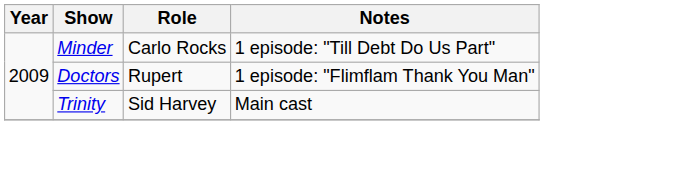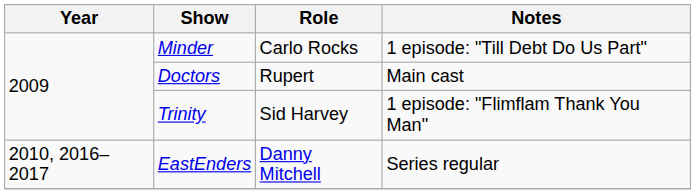(385, 76) 1 episode: "Flimflam Thank You Man" -> (425, 76) Main cast
(273, 104) Main cast -> (513, 115) 1 episode: "Flimflam Thank You Man"
+ row: (205, 164)
